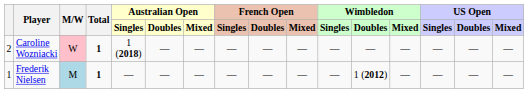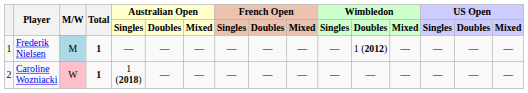rows swapped: (32, 75) <-> (37, 48)
